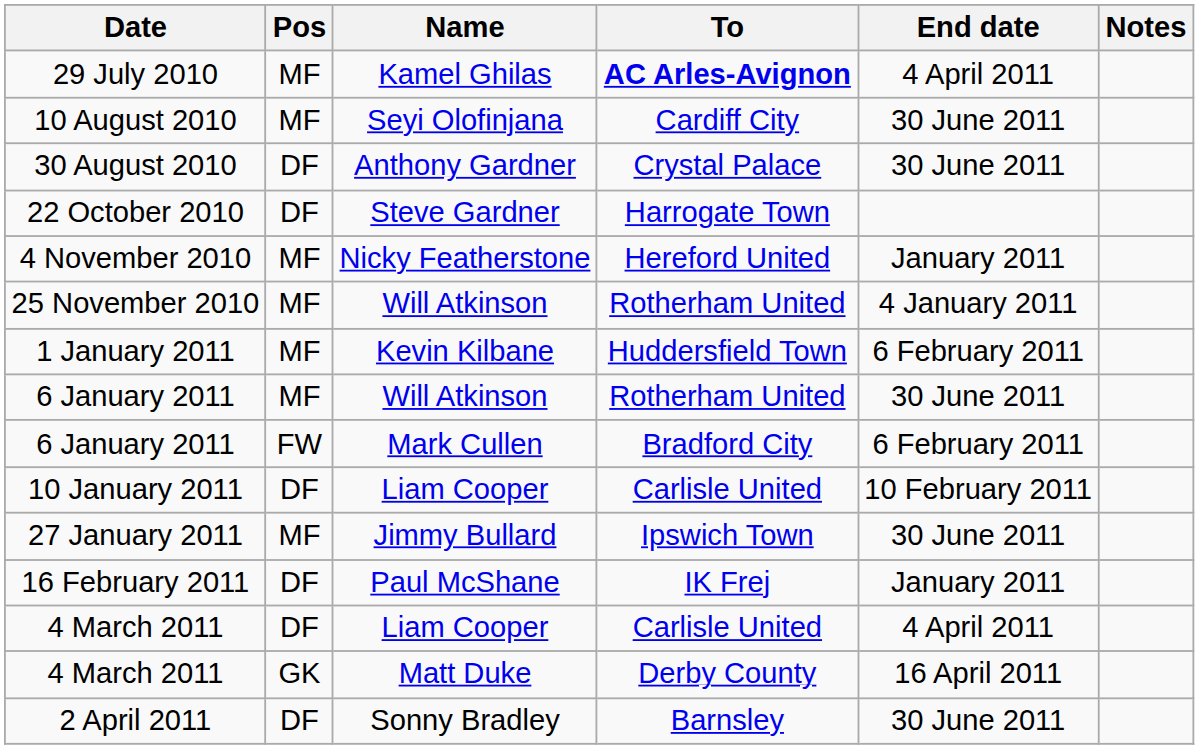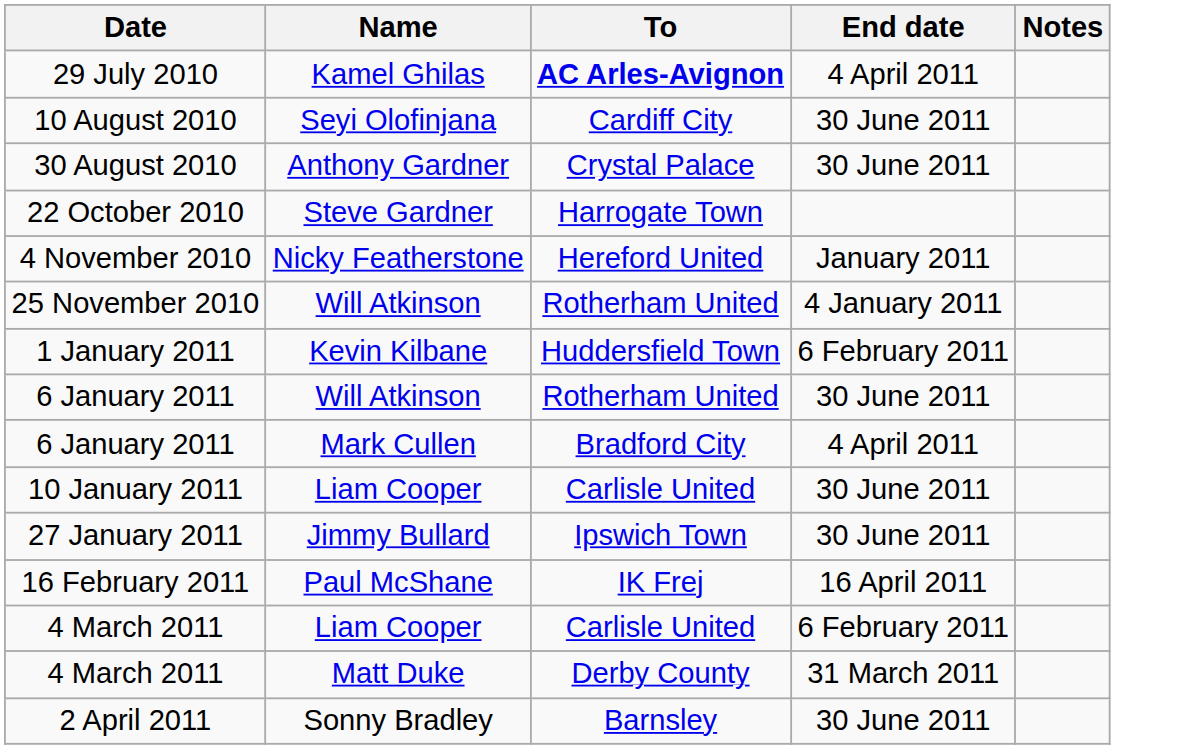- column: (299, 27)
(978, 443) 6 February 2011 -> (903, 443) 4 April 2011
(978, 489) 10 February 2011 -> (903, 489) 30 June 2011
(978, 581) January 2011 -> (903, 581) 16 April 2011
(978, 627) 4 April 2011 -> (903, 627) 6 February 2011
(978, 674) 16 April 2011 -> (903, 674) 31 March 2011
